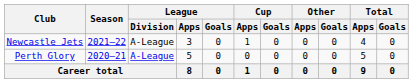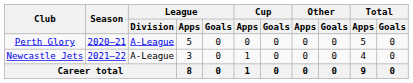rows swapped: (45, 56) <-> (45, 41)
